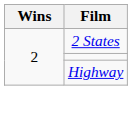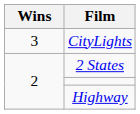+ row: (100, 41)
